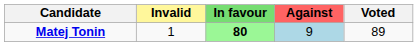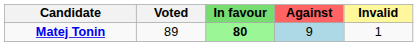columns swapped: (378, 13) <-> (171, 13)
